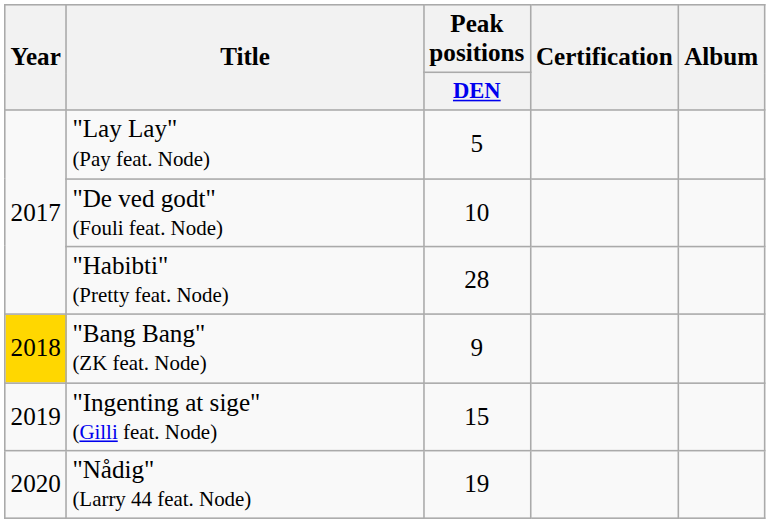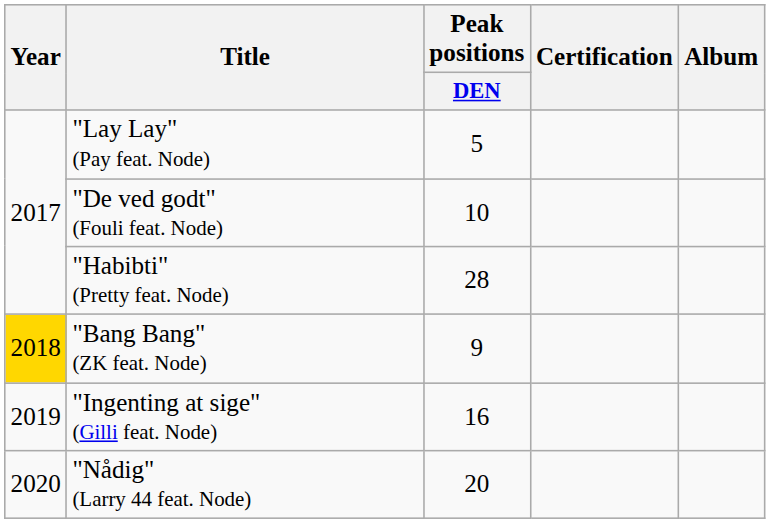(477, 416) 15 -> (477, 416) 16
(477, 484) 19 -> (477, 484) 20
